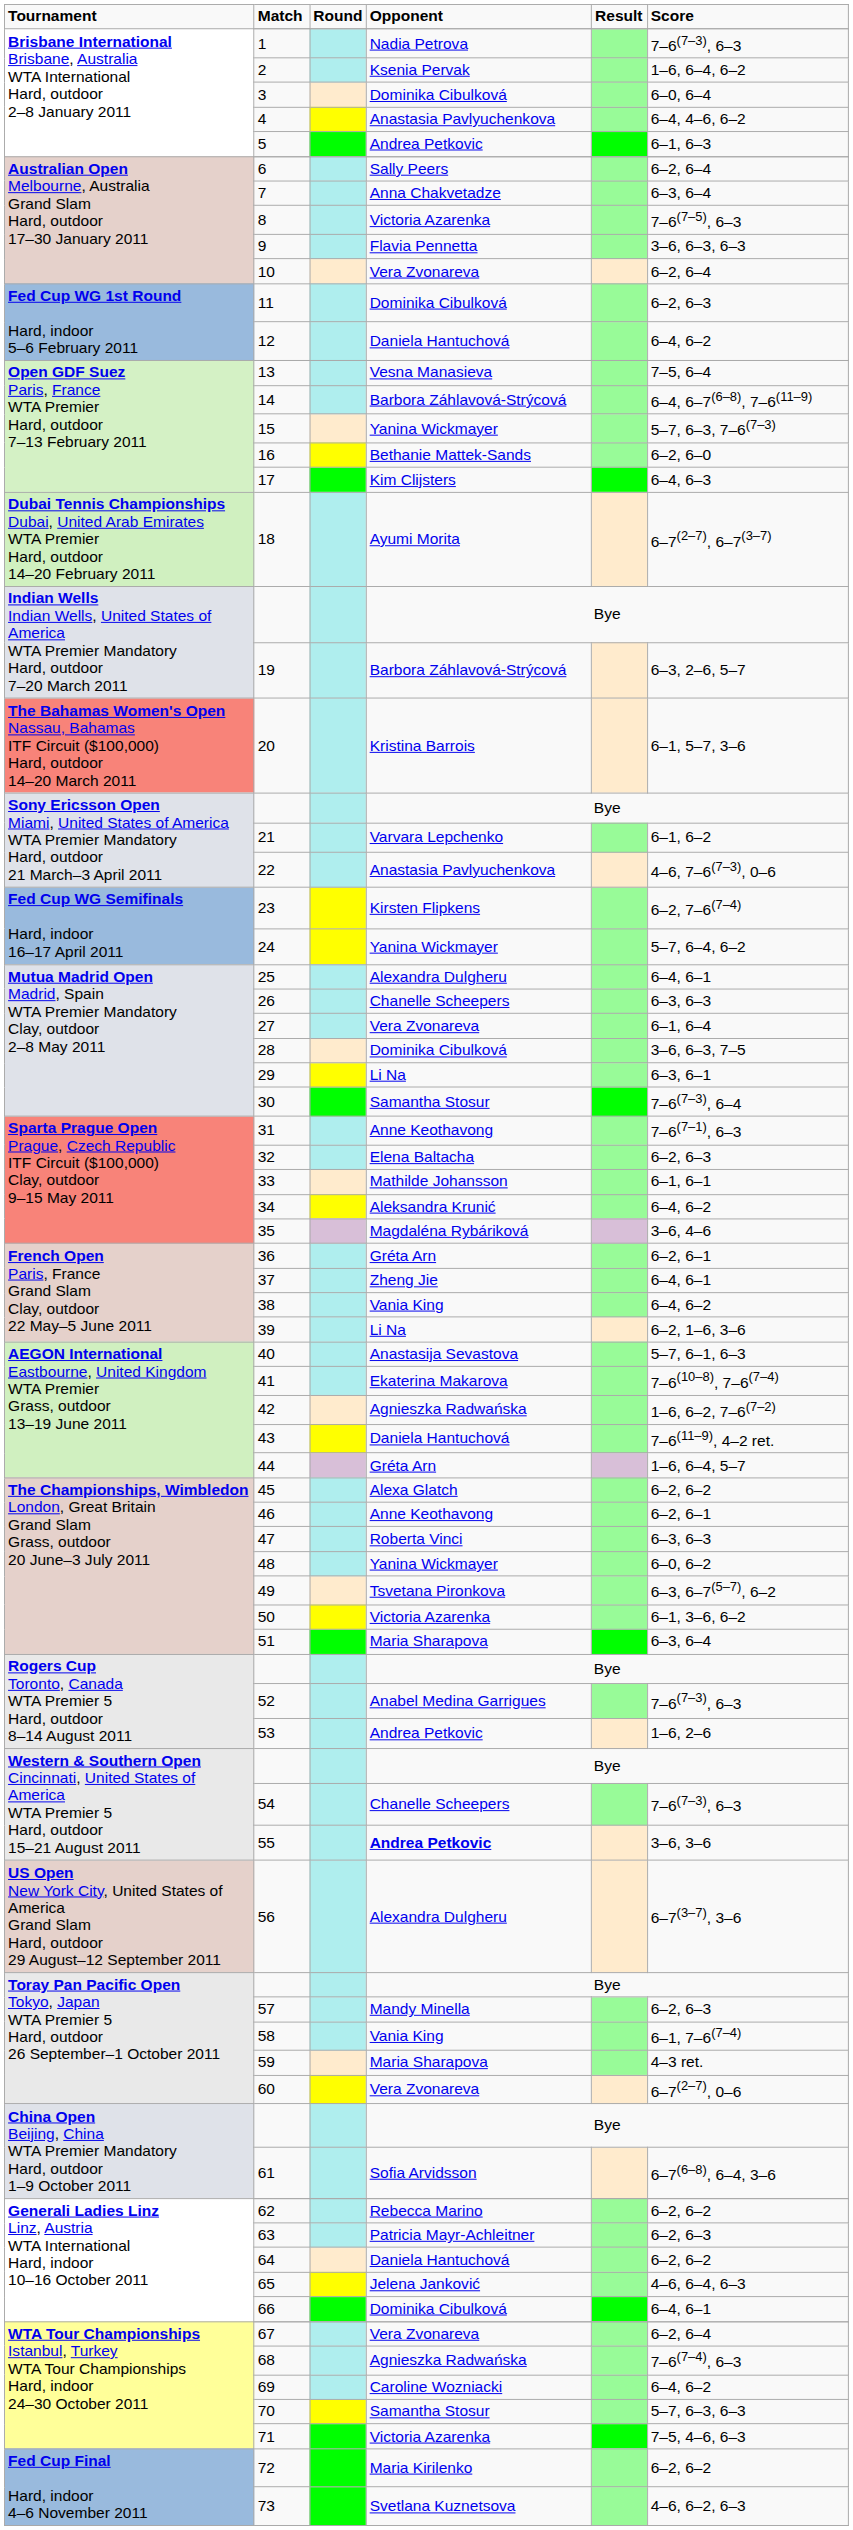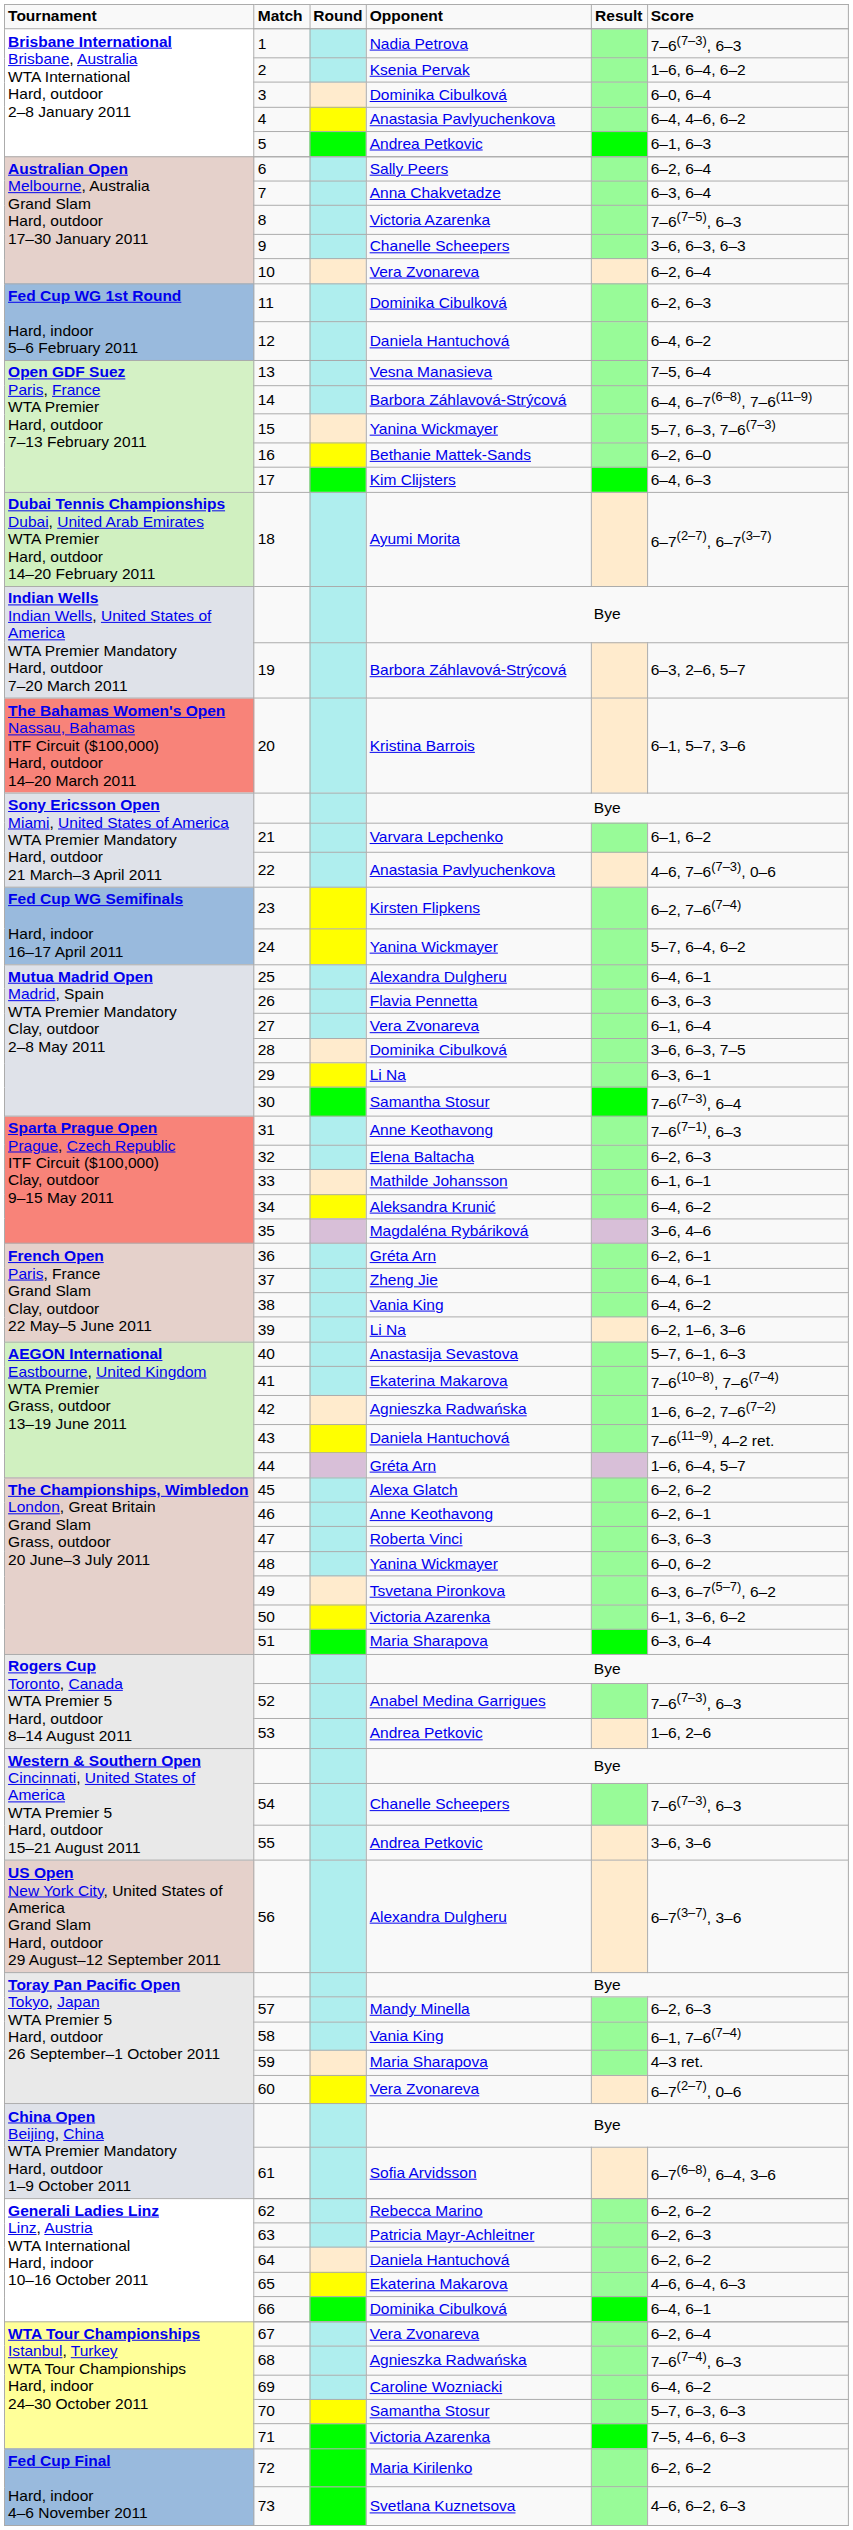(424, 246) Flavia Pennetta -> (440, 246) Chanelle Scheepers
(440, 1001) Chanelle Scheepers -> (424, 1001) Flavia Pennetta
(430, 1842) bold -> (426, 1842) normal
(425, 2284) Jelena Janković -> (439, 2284) Ekaterina Makarova
